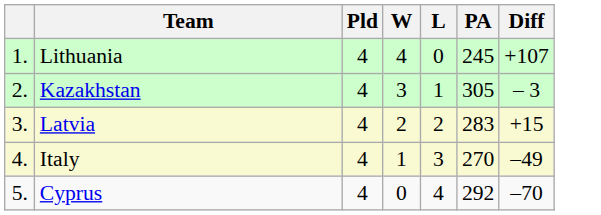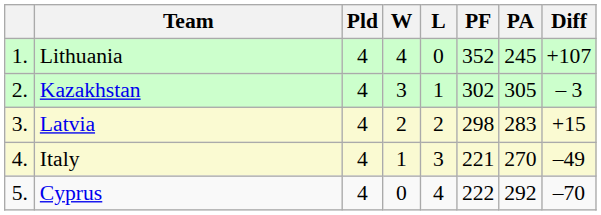+ column: (478, 21)
